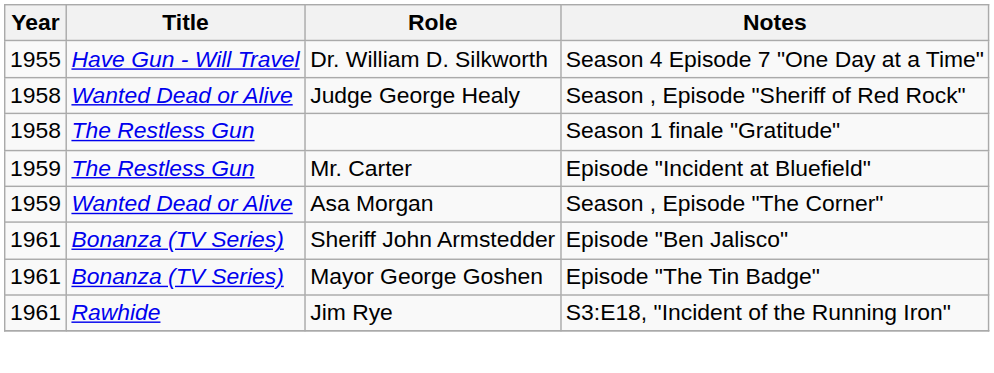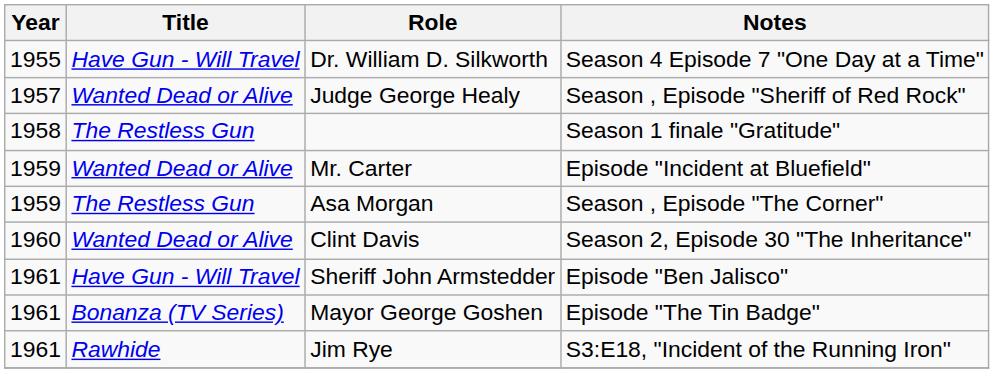(35, 95) 1958 -> (35, 95) 1957
(163, 167) The Restless Gun -> (182, 167) Wanted Dead or Alive
(182, 204) Wanted Dead or Alive -> (163, 204) The Restless Gun
+ row: (365, 240)
(178, 240) Bonanza (TV Series) -> (186, 276) Have Gun - Will Travel
